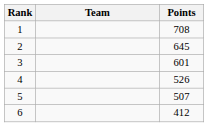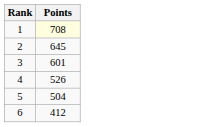- column: (97, 12)
(181, 29) no background -> (58, 29) lightyellow background
(181, 96) 507 -> (58, 96) 504
